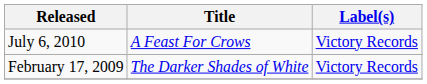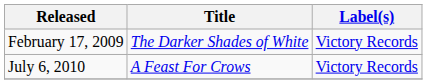rows swapped: (66, 66) <-> (47, 41)
